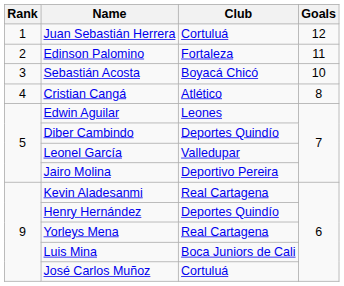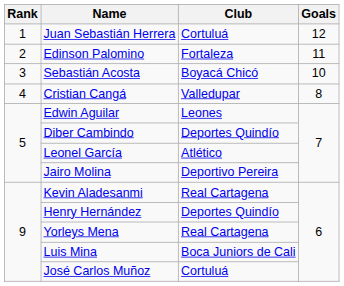(202, 93) Atlético -> (210, 93) Valledupar
(210, 152) Valledupar -> (202, 152) Atlético
